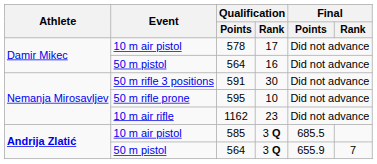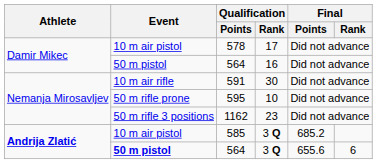(164, 82) 50 m rifle 3 positions -> (144, 82) 10 m air rifle
(144, 116) 10 m air rifle -> (164, 116) 50 m rifle 3 positions
(311, 133) 685.5 -> (311, 133) 685.2
(140, 151) normal -> (142, 151) bold
(311, 151) 655.9 -> (311, 151) 655.6
(353, 151) 7 -> (353, 151) 6
